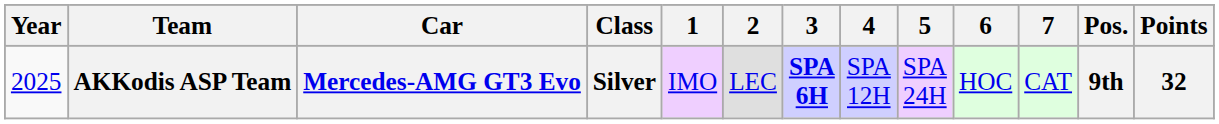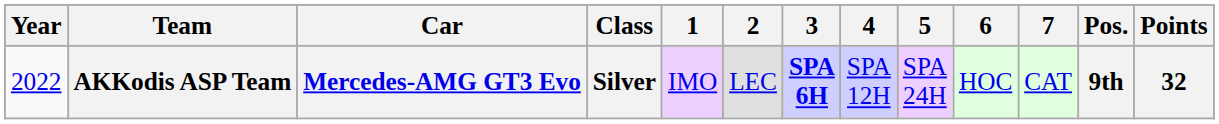(36, 81) 2025 -> (36, 81) 2022
